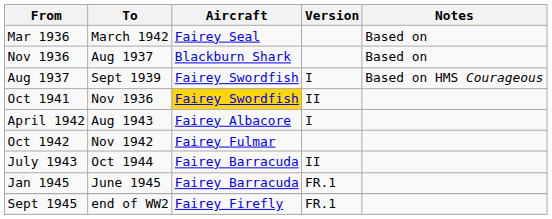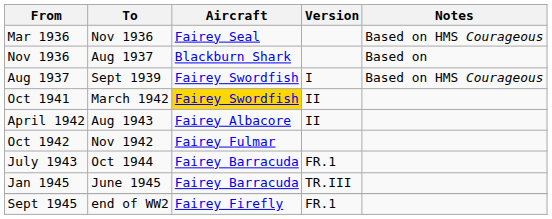(130, 36) March 1942 -> (122, 36) Nov 1936
(396, 36) Based on -> (454, 36) Based on HMS Courageous
(122, 99) Nov 1936 -> (130, 99) March 1942
(309, 120) I -> (313, 120) II
(313, 162) II -> (320, 162) FR.1
(320, 183) FR.1 -> (328, 183) TR.III
